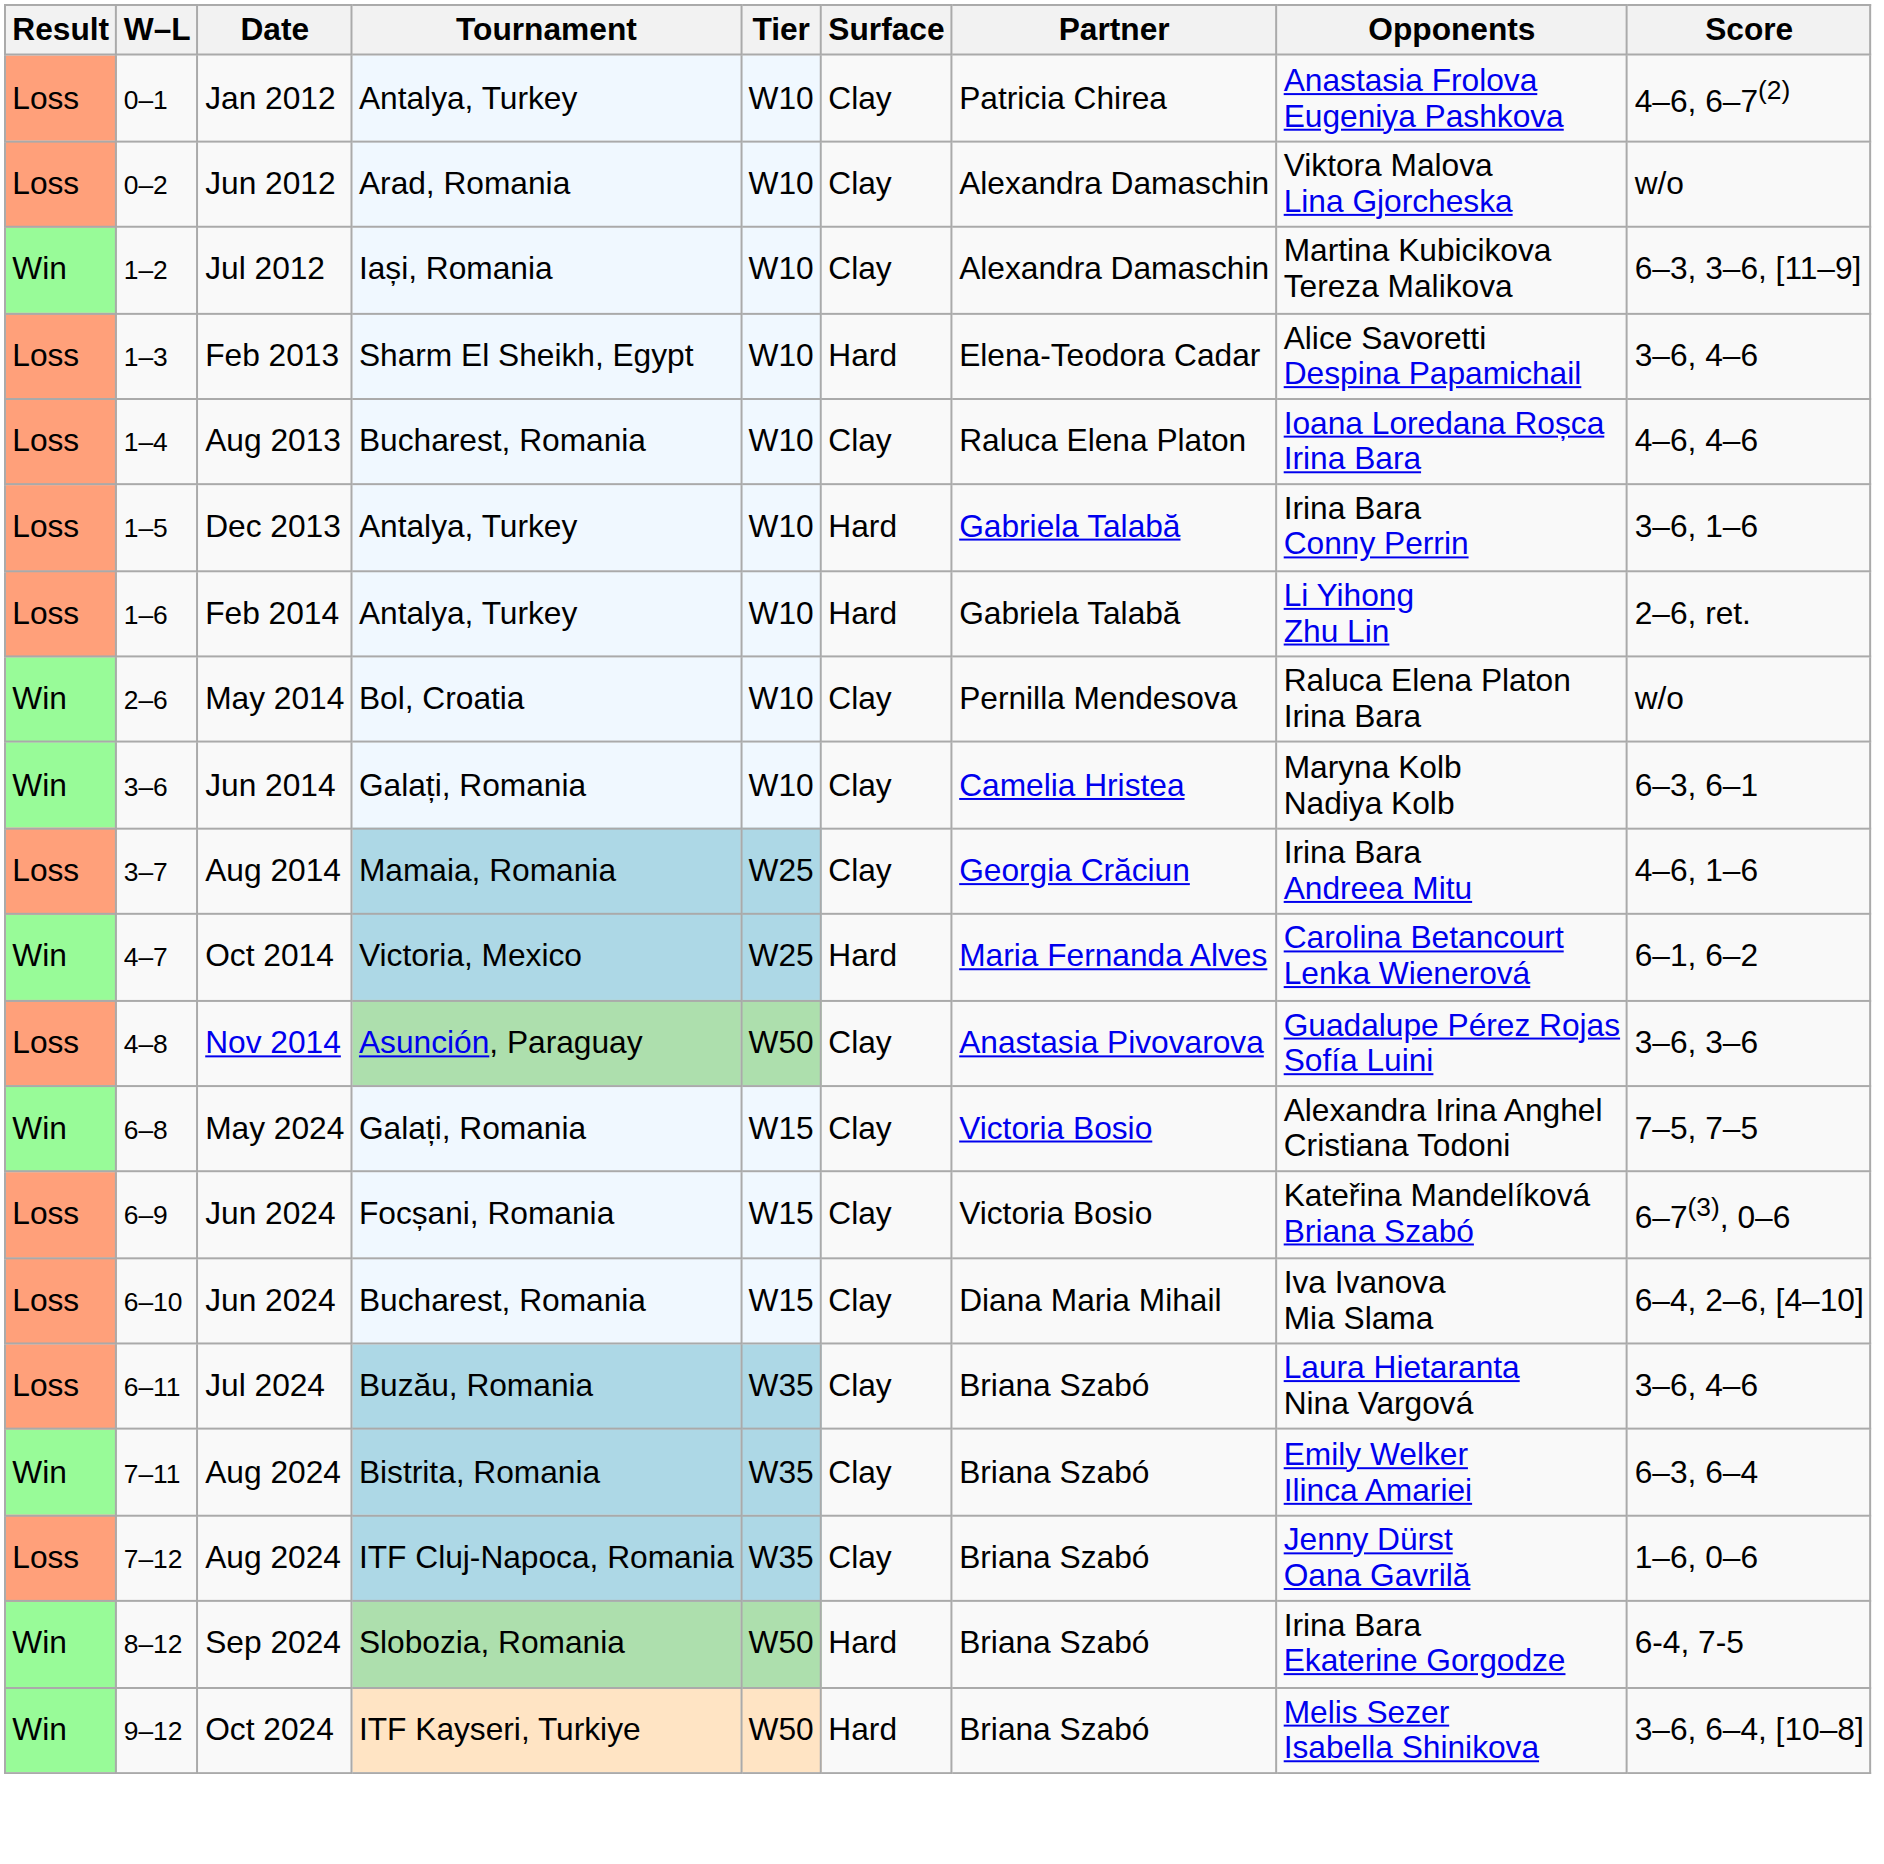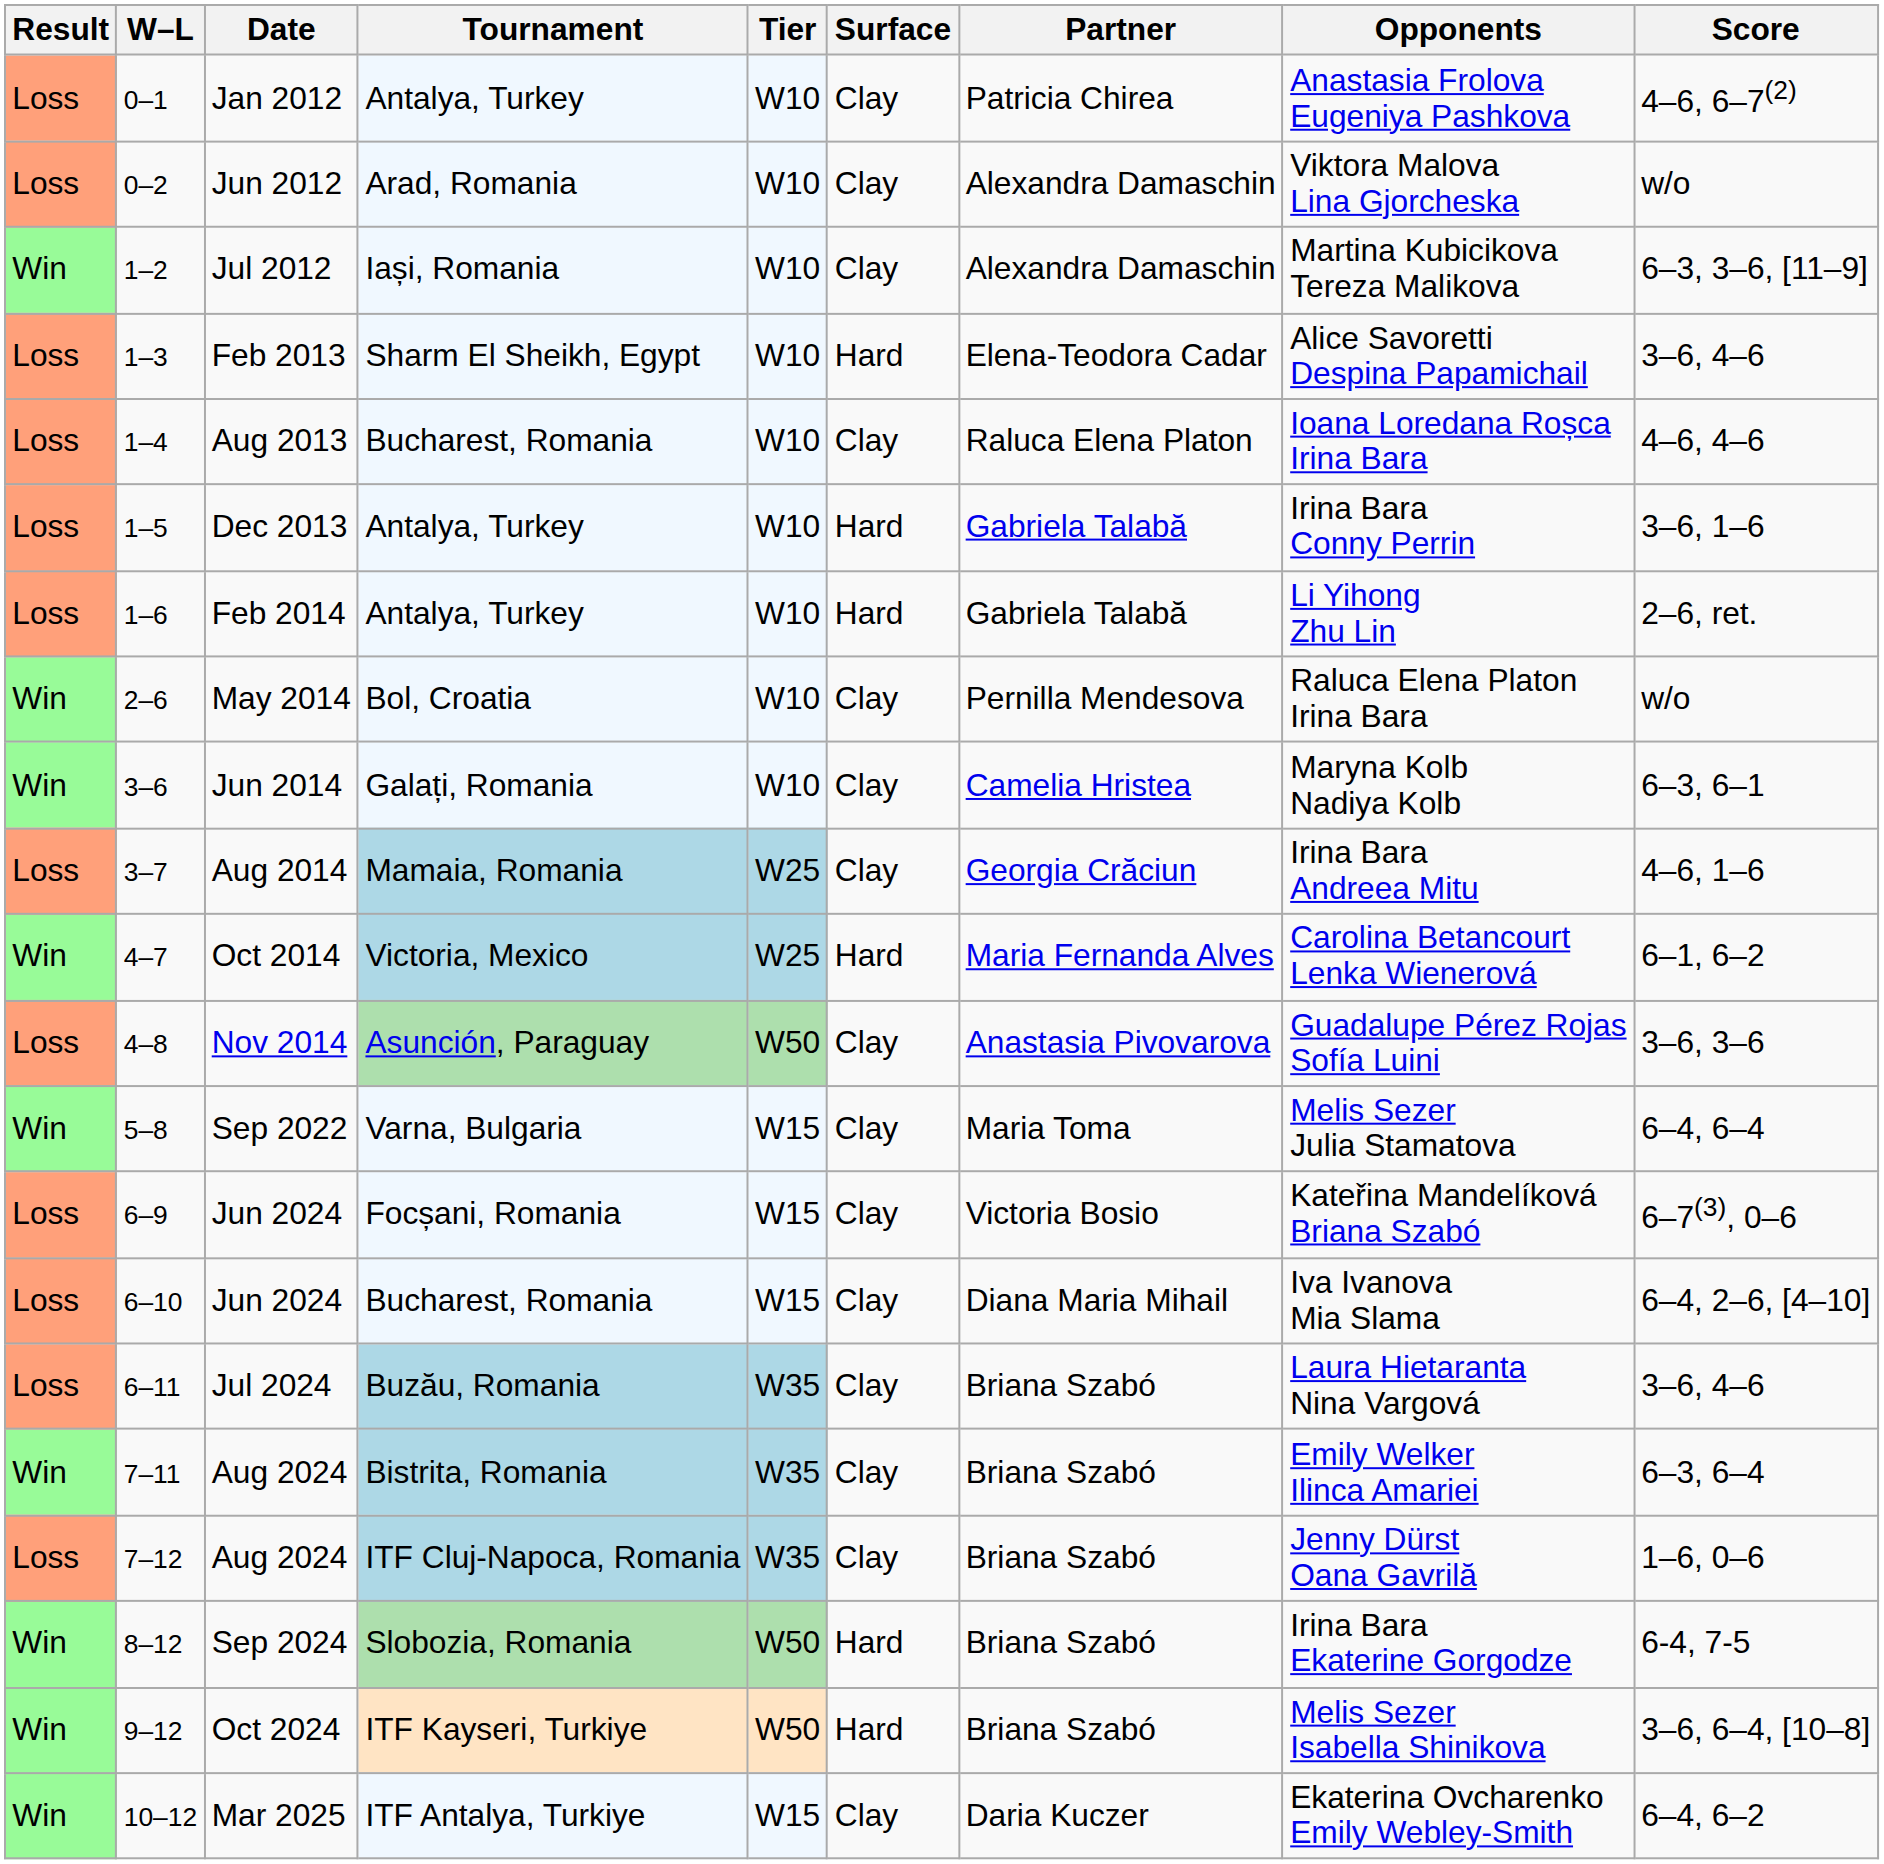+ row: (146, 1130)
- row: (146, 1130)
+ row: (160, 1817)
